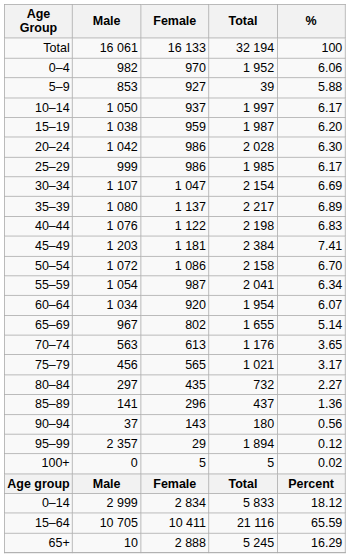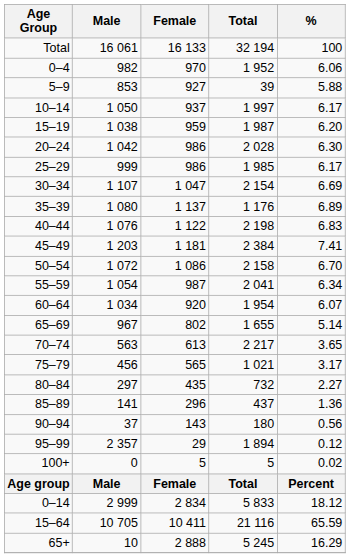(259, 206) 2 217 -> (259, 206) 1 176
(259, 345) 1 176 -> (259, 345) 2 217
